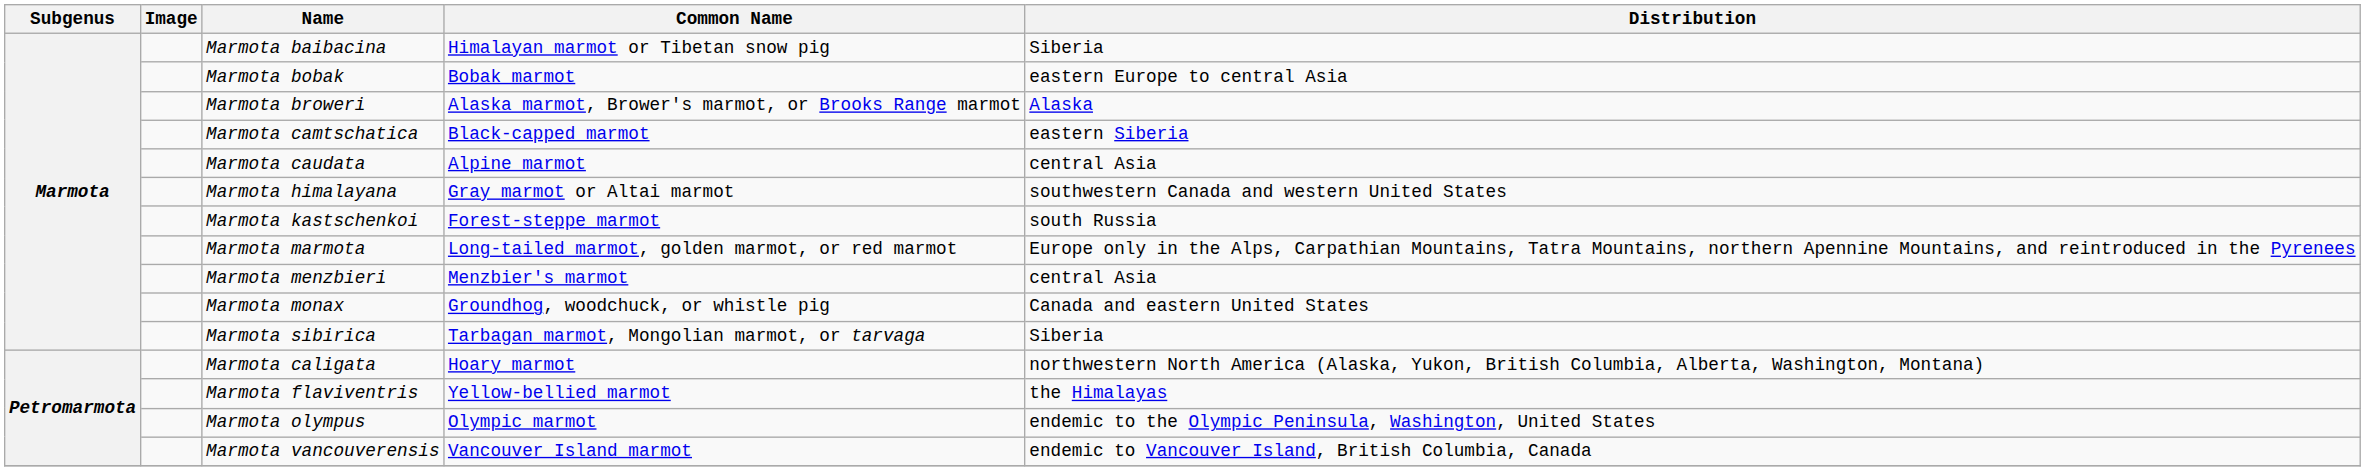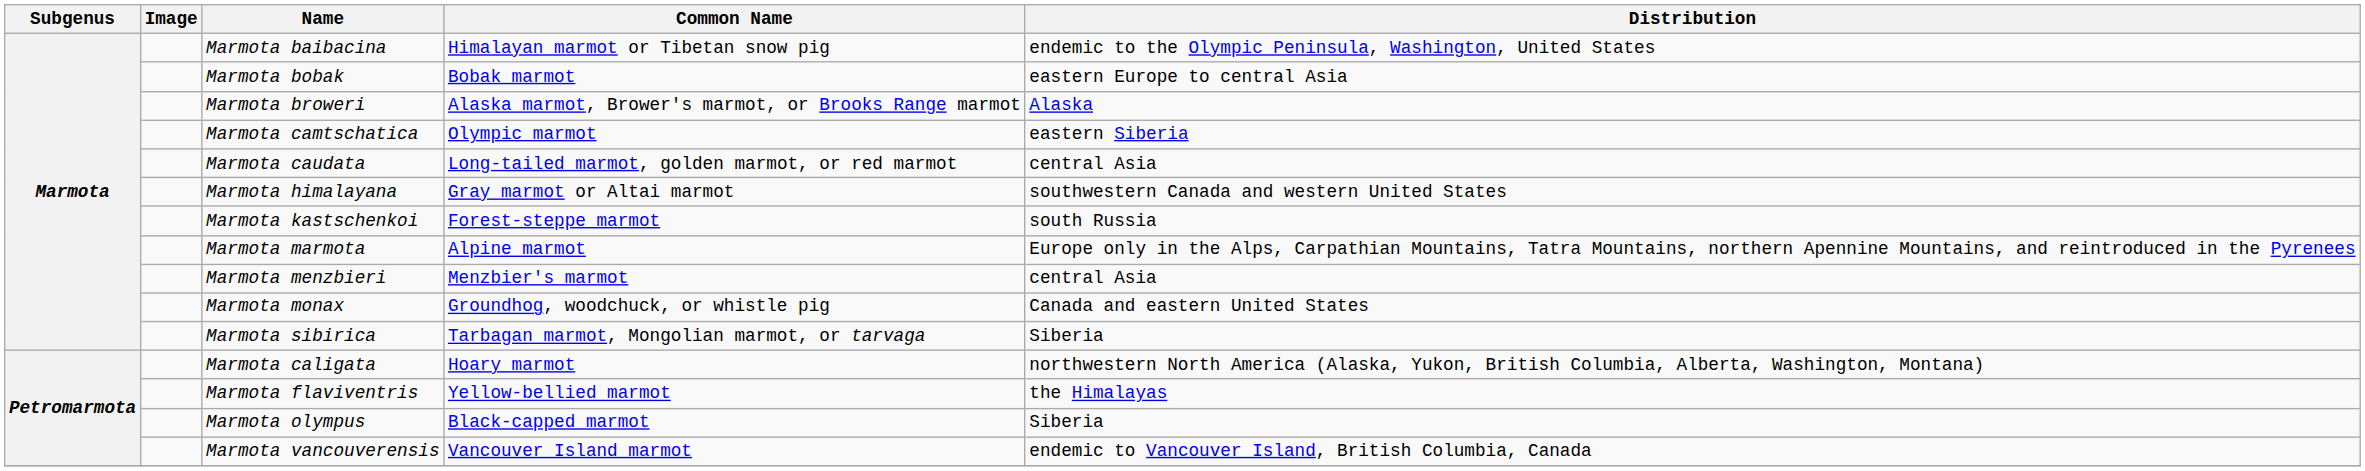(1066, 48) Siberia -> (1342, 48) endemic to the Olympic Peninsula, Washington, United States
(549, 134) Black-capped marmot -> (522, 134) Olympic marmot
(517, 163) Alpine marmot -> (703, 163) Long-tailed marmot, golden marmot, or red marmot
(703, 250) Long-tailed marmot, golden marmot, or red marmot -> (517, 250) Alpine marmot
(522, 422) Olympic marmot -> (549, 422) Black-capped marmot
(1342, 422) endemic to the Olympic Peninsula, Washington, United States -> (1066, 422) Siberia
